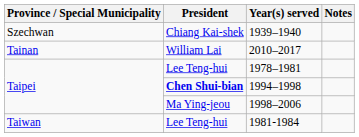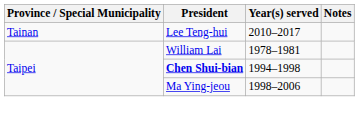- row: (275, 31)
(194, 50) William Lai -> (197, 31) Lee Teng-hui
(197, 68) Lee Teng-hui -> (194, 50) William Lai
- row: (274, 123)
